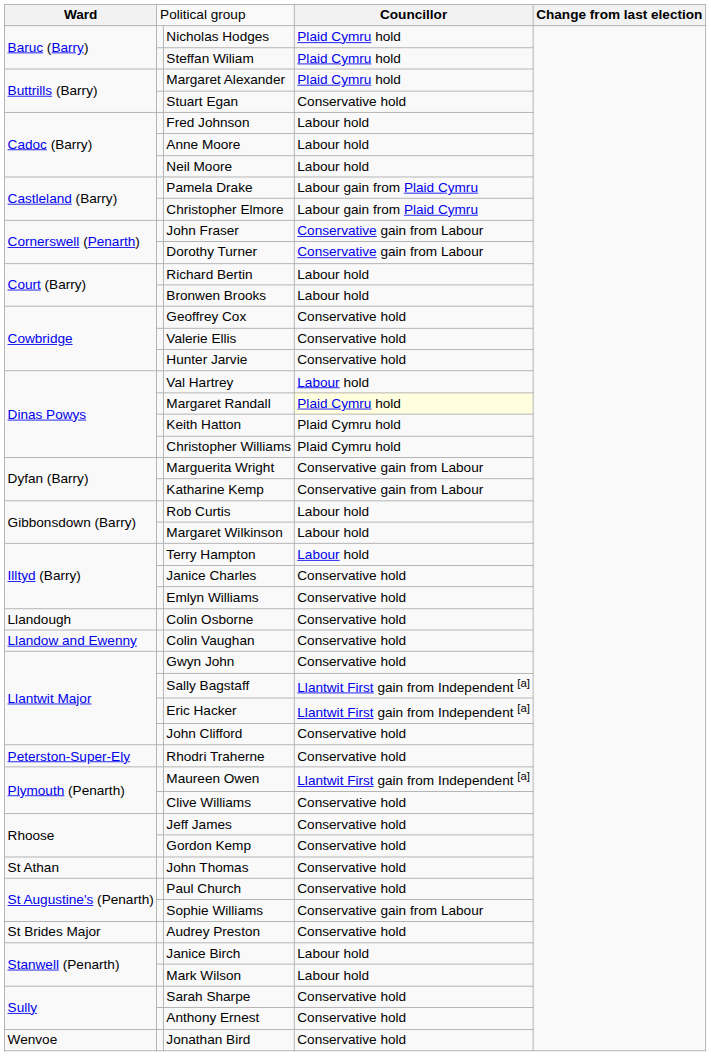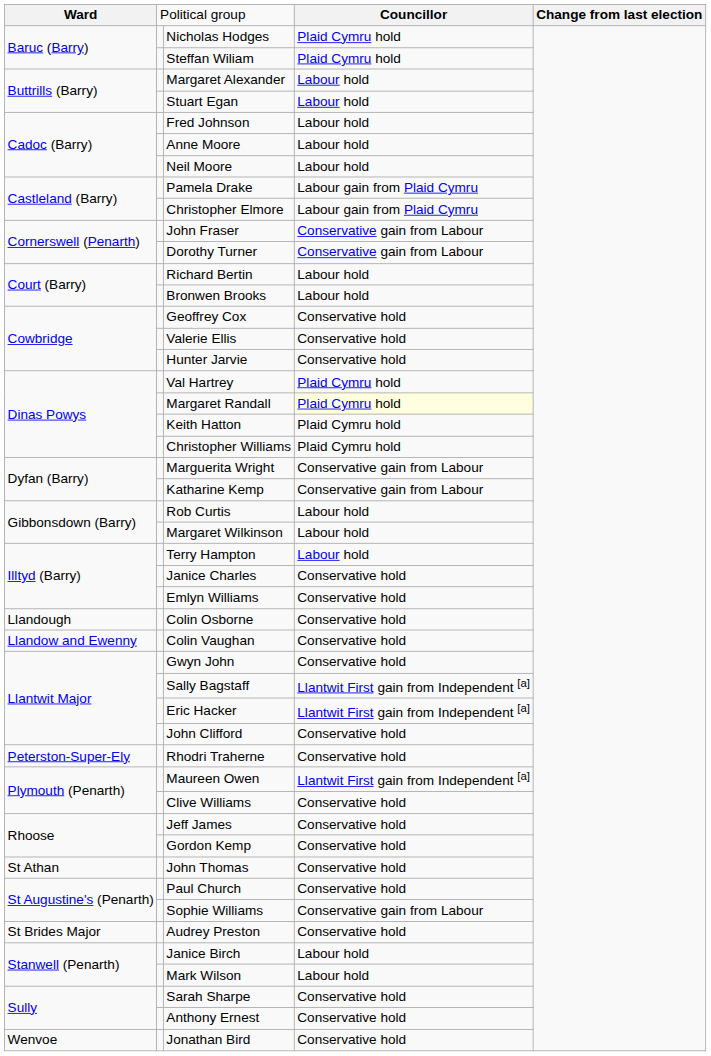(349, 79) Plaid Cymru hold -> (333, 79) Labour hold
(352, 101) Conservative hold -> (333, 101) Labour hold
(333, 381) Labour hold -> (349, 381) Plaid Cymru hold
